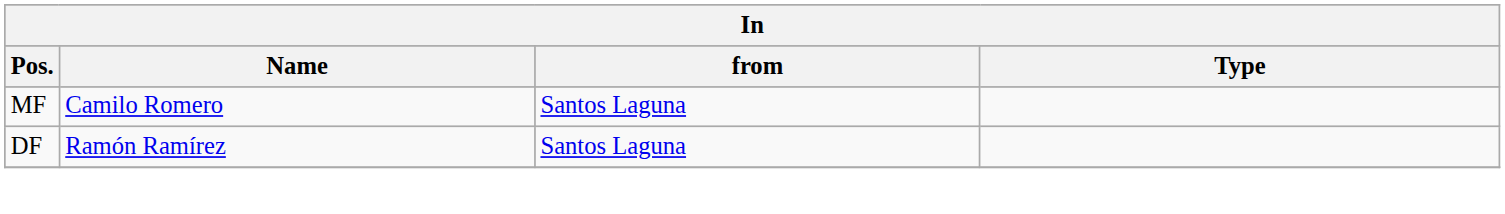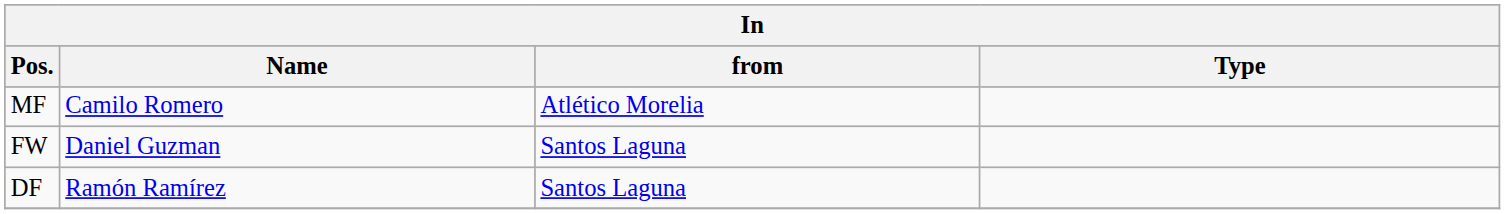(613, 106) Santos Laguna -> (622, 106) Atlético Morelia
+ row: (29, 147)
